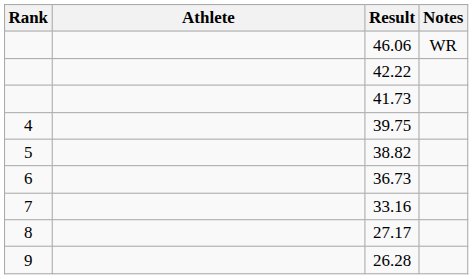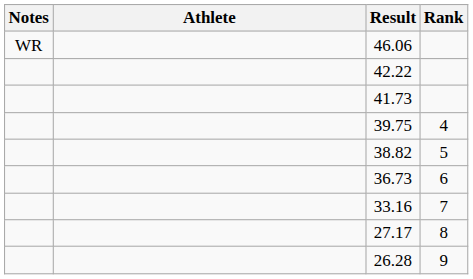columns swapped: (28, 17) <-> (443, 17)
